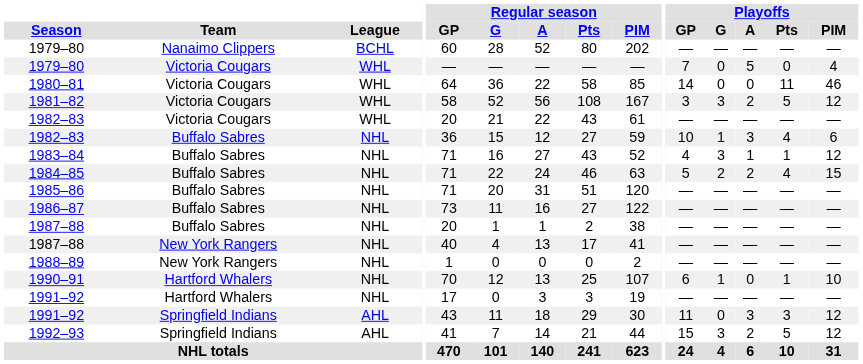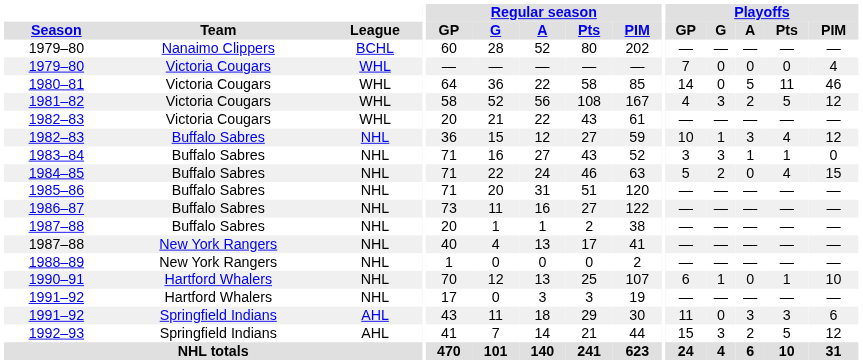(750, 66) 5 -> (750, 66) 0
(750, 84) 0 -> (750, 84) 5
(686, 101) 3 -> (686, 101) 4
(834, 137) 6 -> (834, 137) 12
(686, 155) 4 -> (686, 155) 3
(834, 155) 12 -> (834, 155) 0
(750, 173) 2 -> (750, 173) 0
(834, 315) 12 -> (834, 315) 6
